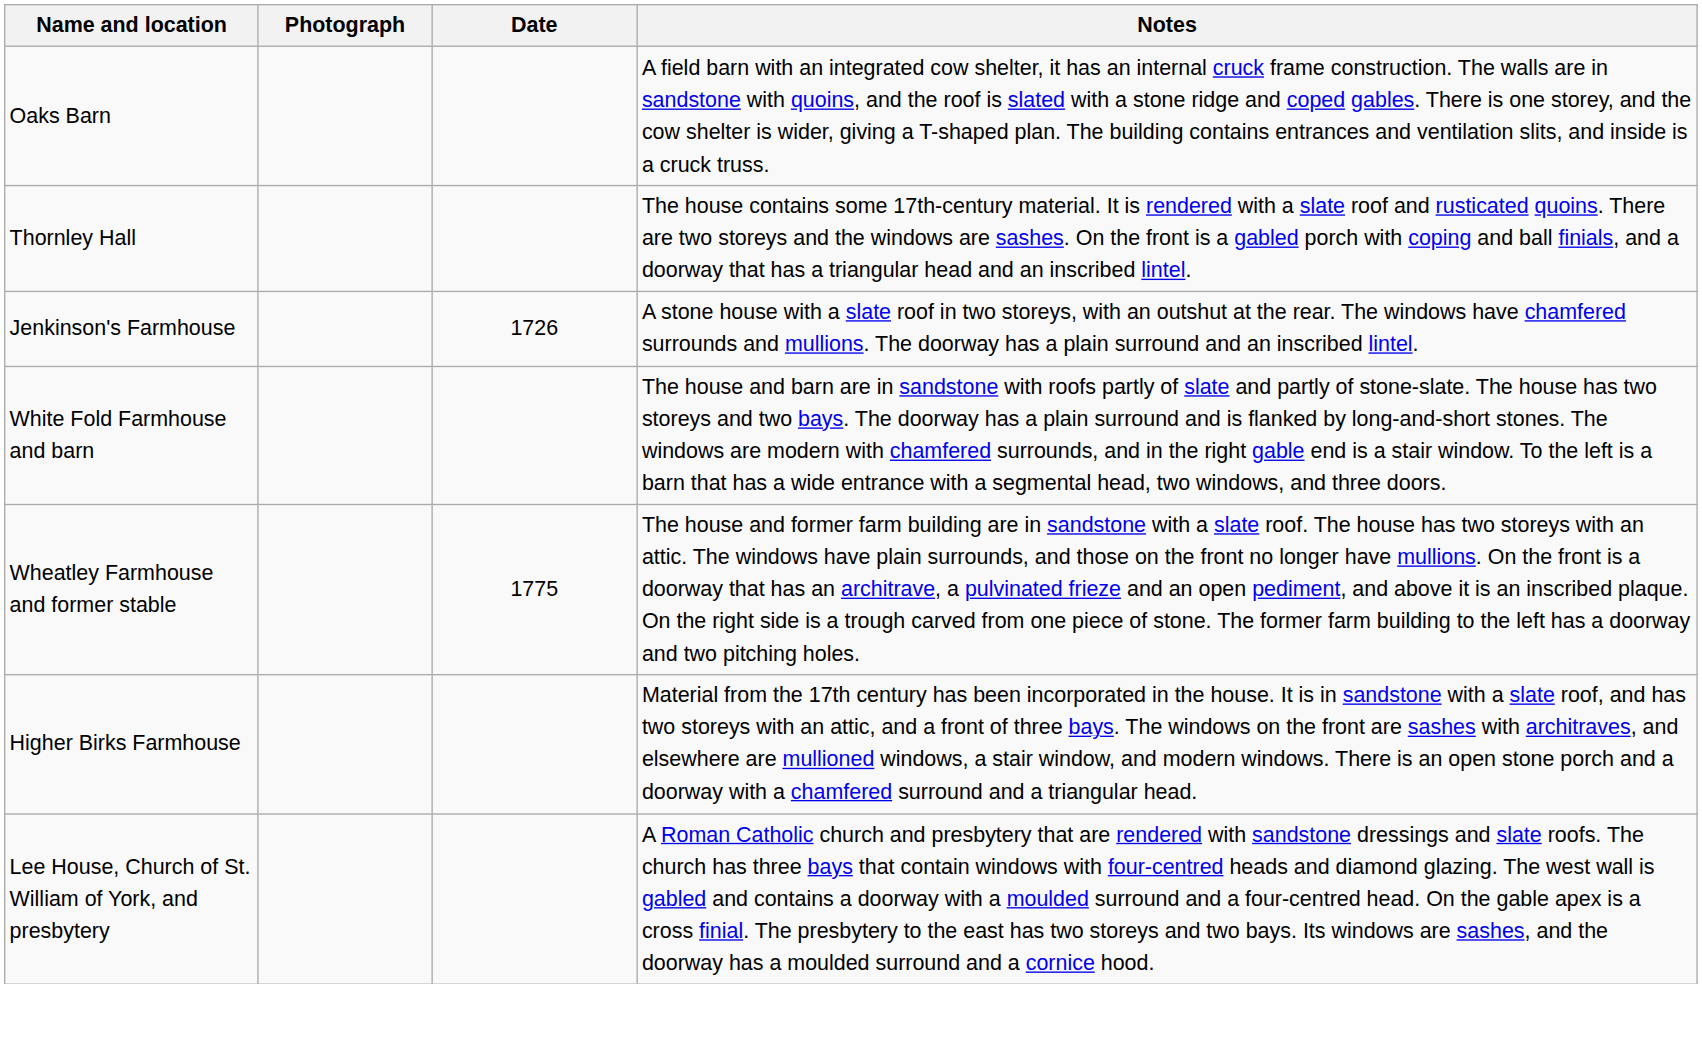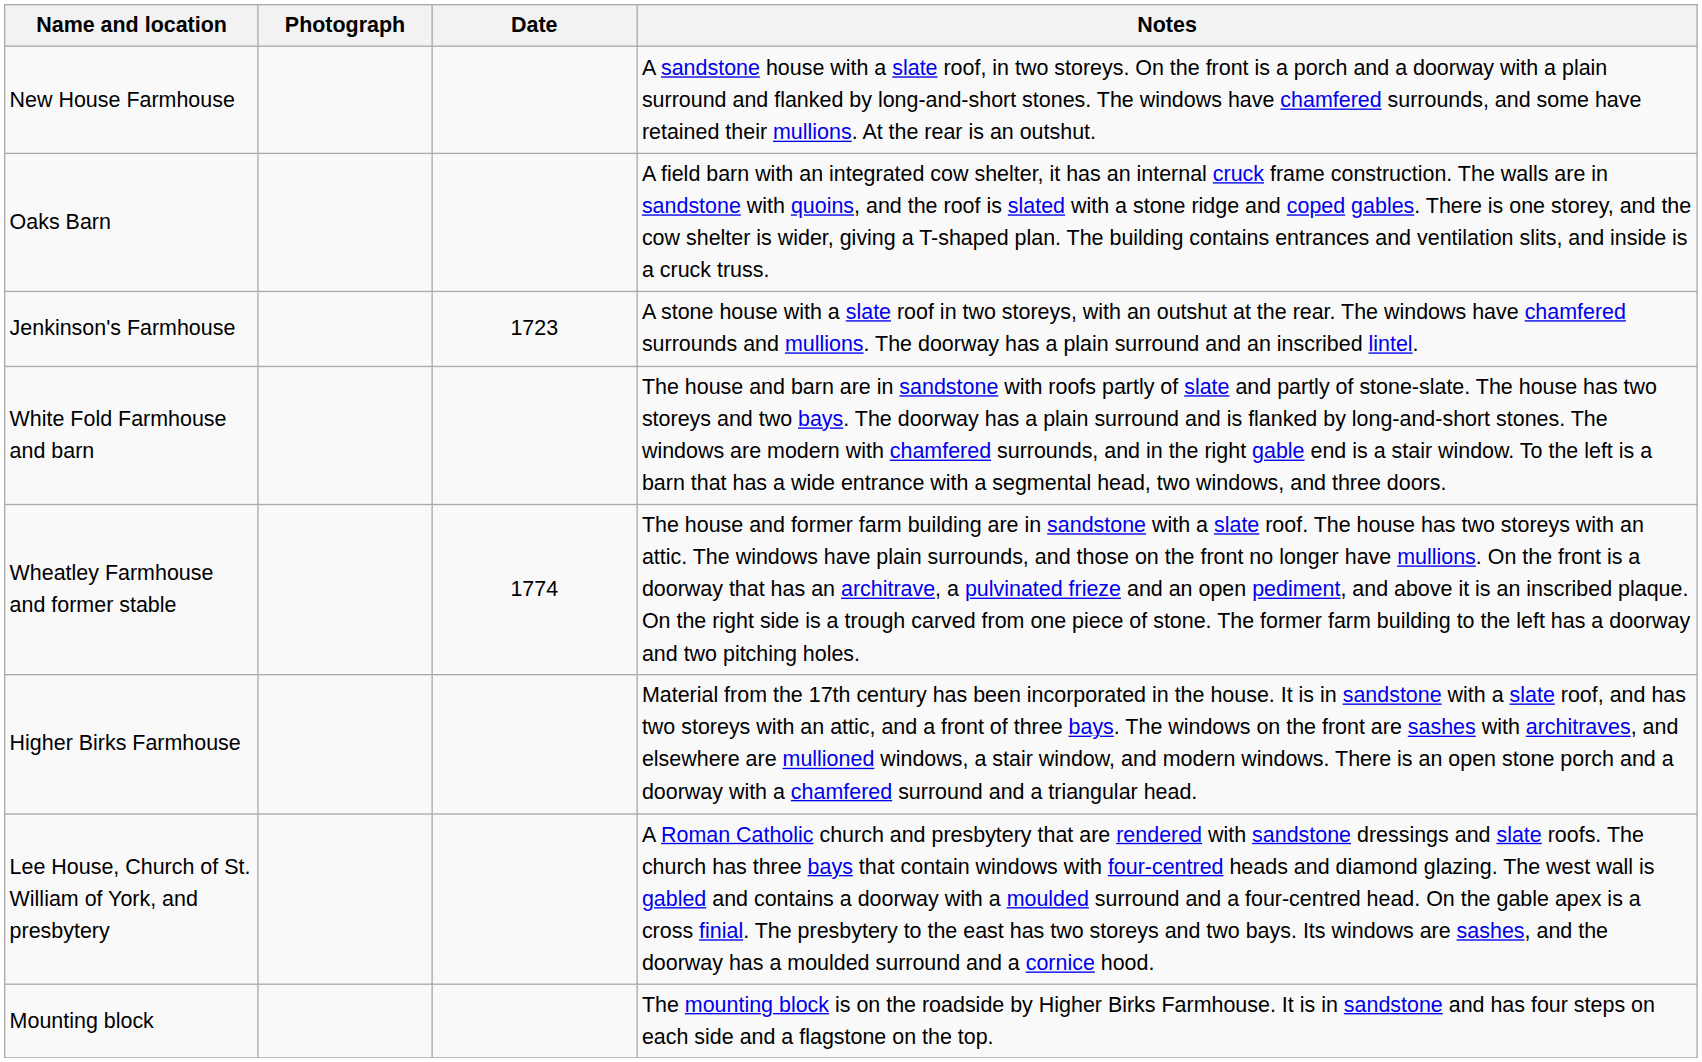+ row: (122, 99)
- row: (73, 238)
(534, 328) 1726 -> (534, 328) 1723
(534, 589) 1775 -> (534, 589) 1774
+ row: (82, 1021)
